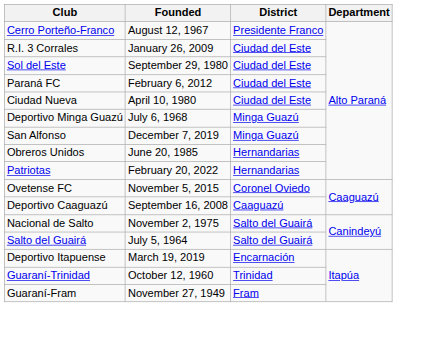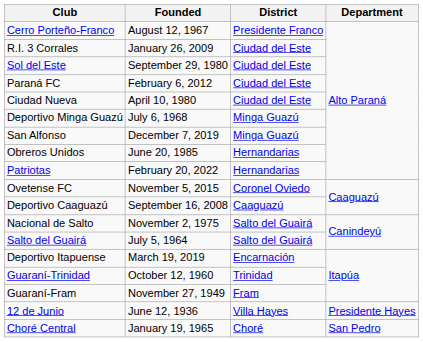+ row: (35, 310)
+ row: (41, 328)
